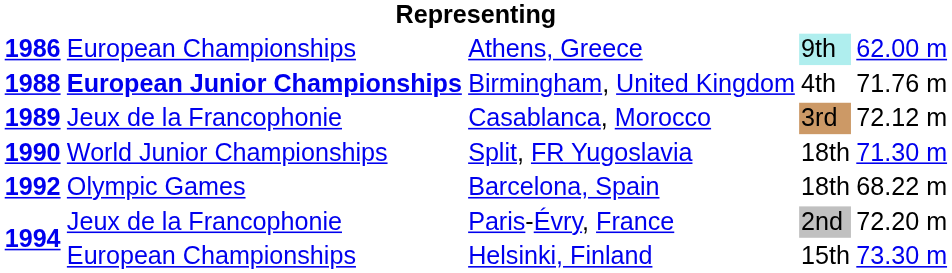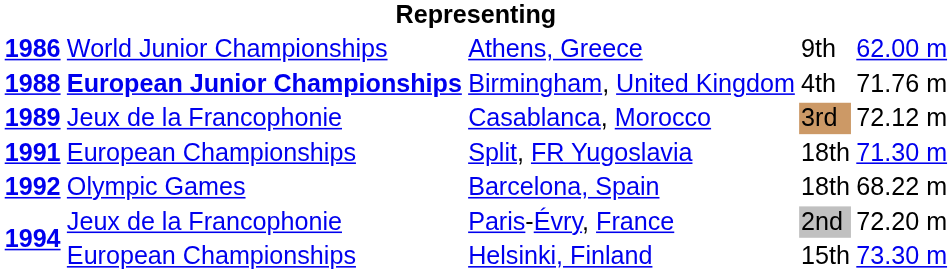(211, 49) European Championships -> (227, 49) World Junior Championships
(819, 49) paleturquoise background -> (819, 49) no background
(33, 152) 1990 -> (33, 152) 1991
(227, 152) World Junior Championships -> (211, 152) European Championships
